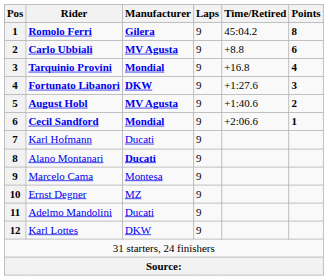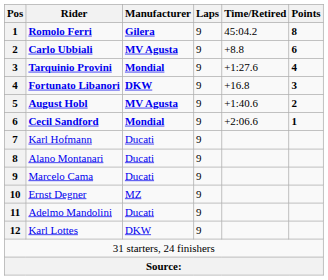(237, 67) +16.8 -> (241, 67) +1:27.6
(241, 85) +1:27.6 -> (237, 85) +16.8
(140, 158) bold -> (139, 158) normal
(144, 176) Montesa -> (139, 176) Ducati
